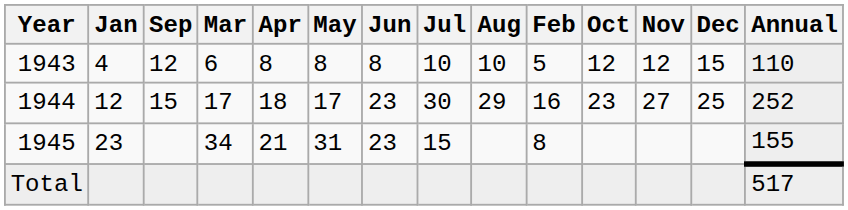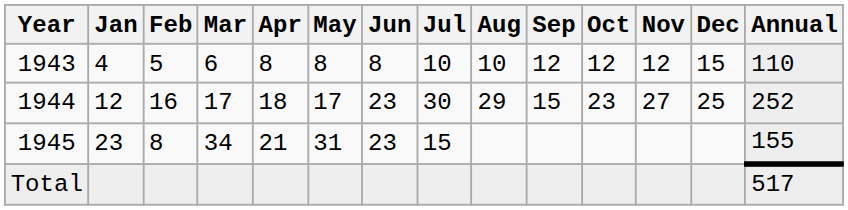columns swapped: (554, 25) <-> (171, 25)
